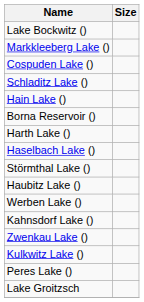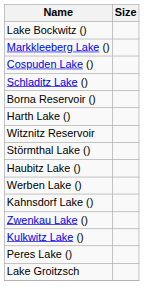- row: (36, 99)
+ row: (51, 133)
- row: (51, 151)
